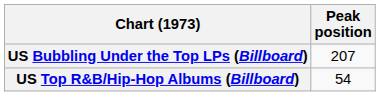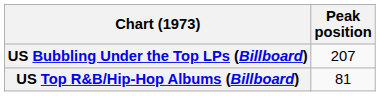(343, 79) 54 -> (343, 79) 81
